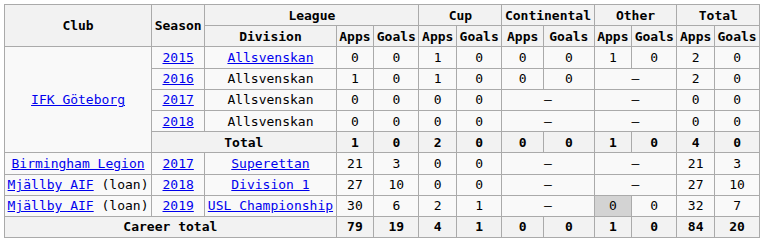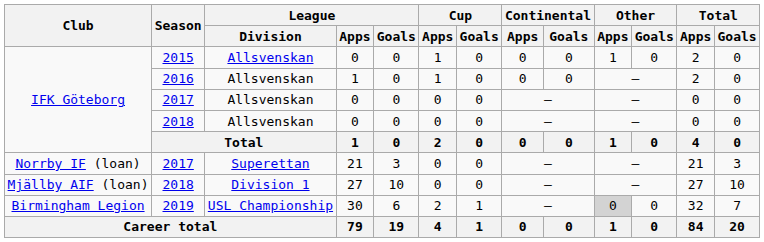(78, 163) Birmingham Legion -> (78, 163) Norrby IF (loan)
(78, 206) Mjällby AIF (loan) -> (78, 206) Birmingham Legion
